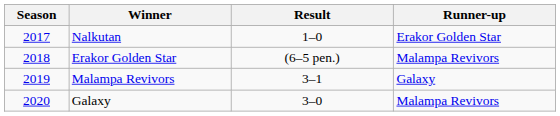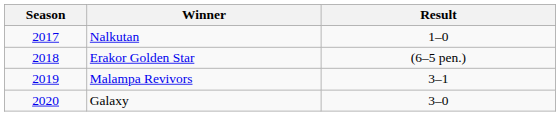- column: (475, 15)
